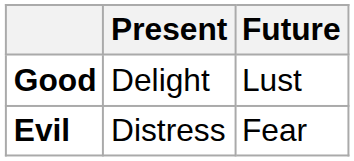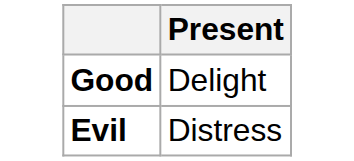- column: (291, 29)
